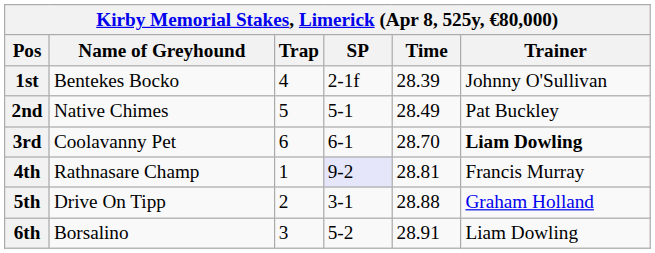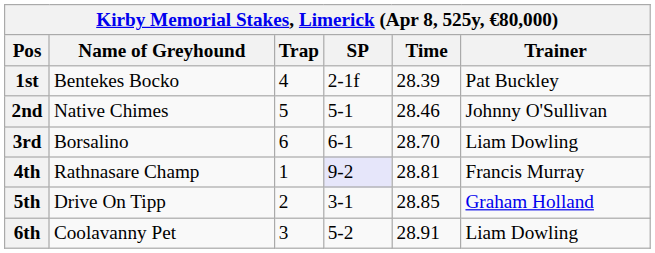(536, 80) Johnny O'Sullivan -> (512, 80) Pat Buckley
(418, 111) 28.49 -> (418, 111) 28.46
(512, 111) Pat Buckley -> (536, 111) Johnny O'Sullivan
(115, 141) Coolavanny Pet -> (91, 141) Borsalino
(524, 141) bold -> (522, 141) normal
(418, 202) 28.88 -> (418, 202) 28.85
(91, 232) Borsalino -> (115, 232) Coolavanny Pet
